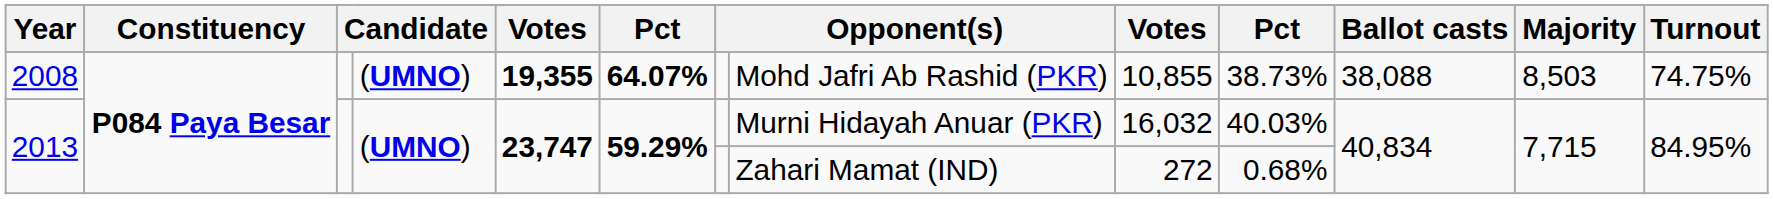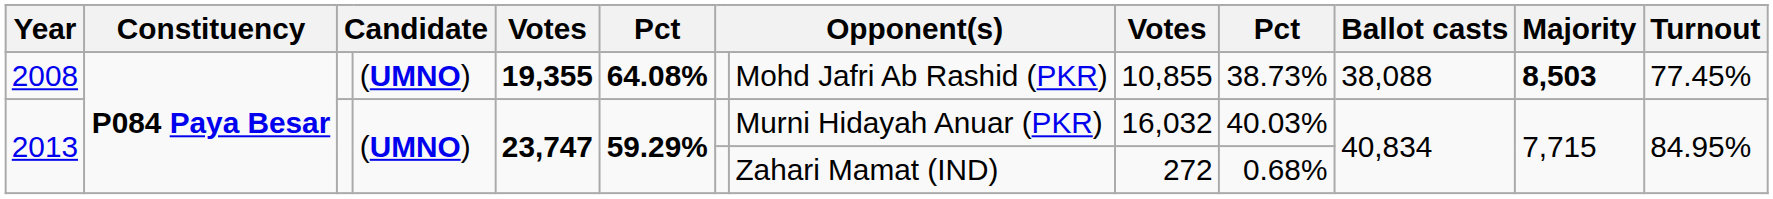(657, 76) 64.07% -> (657, 76) 64.08%
(1559, 76) normal -> (1559, 76) bold
(1701, 76) 74.75% -> (1701, 76) 77.45%
